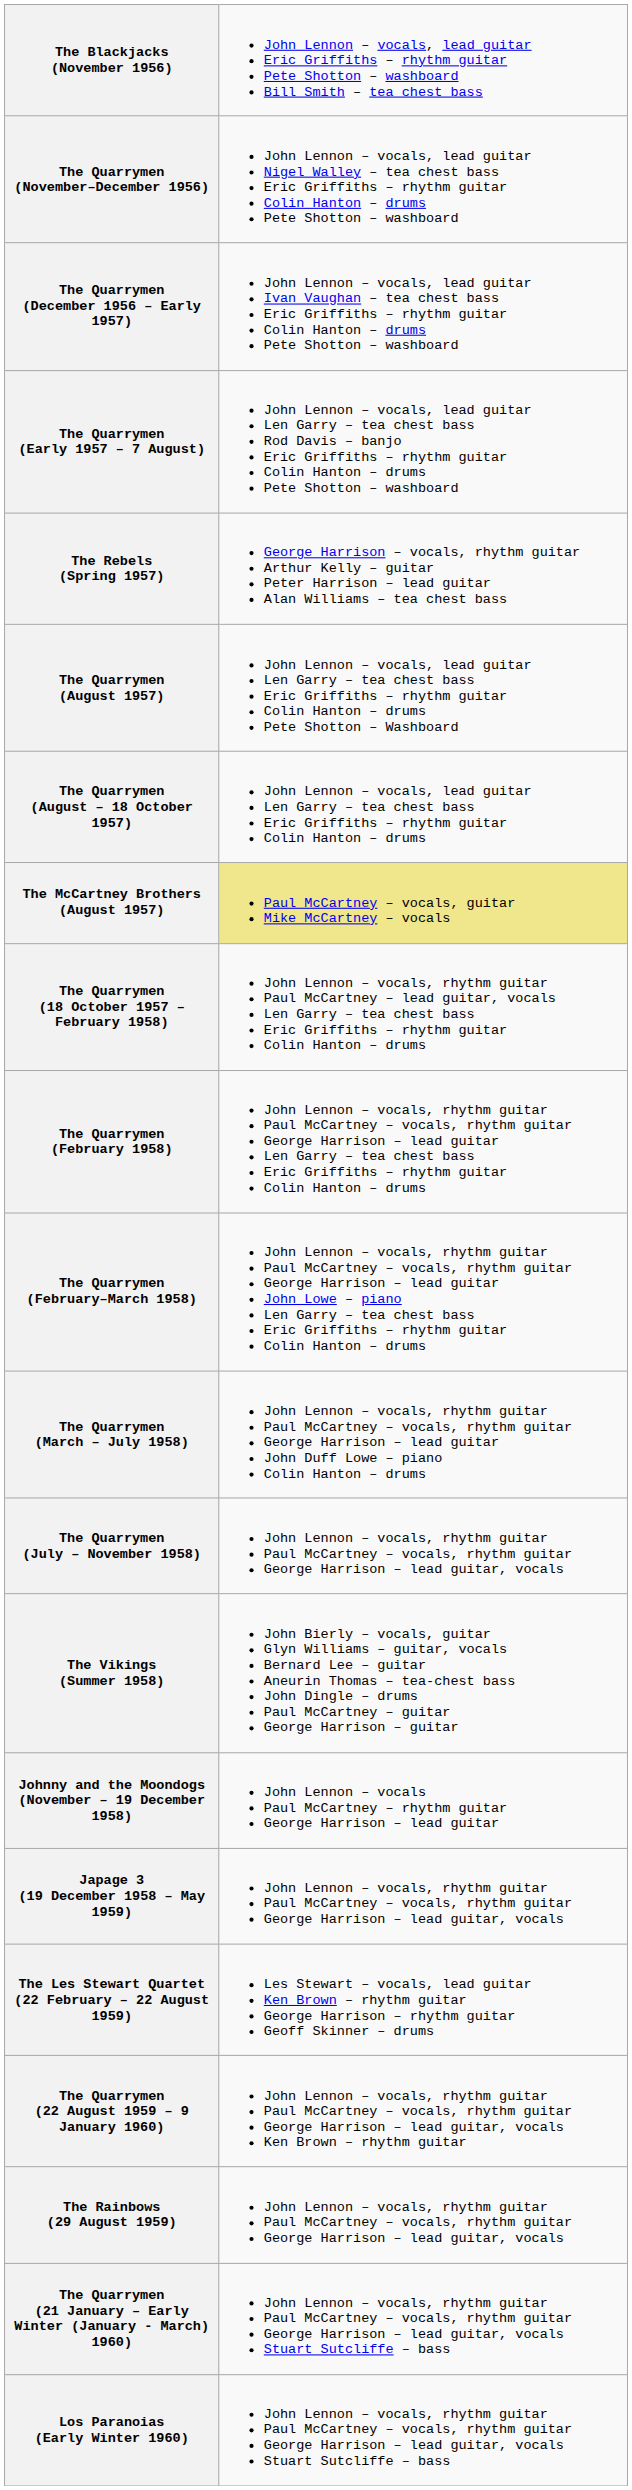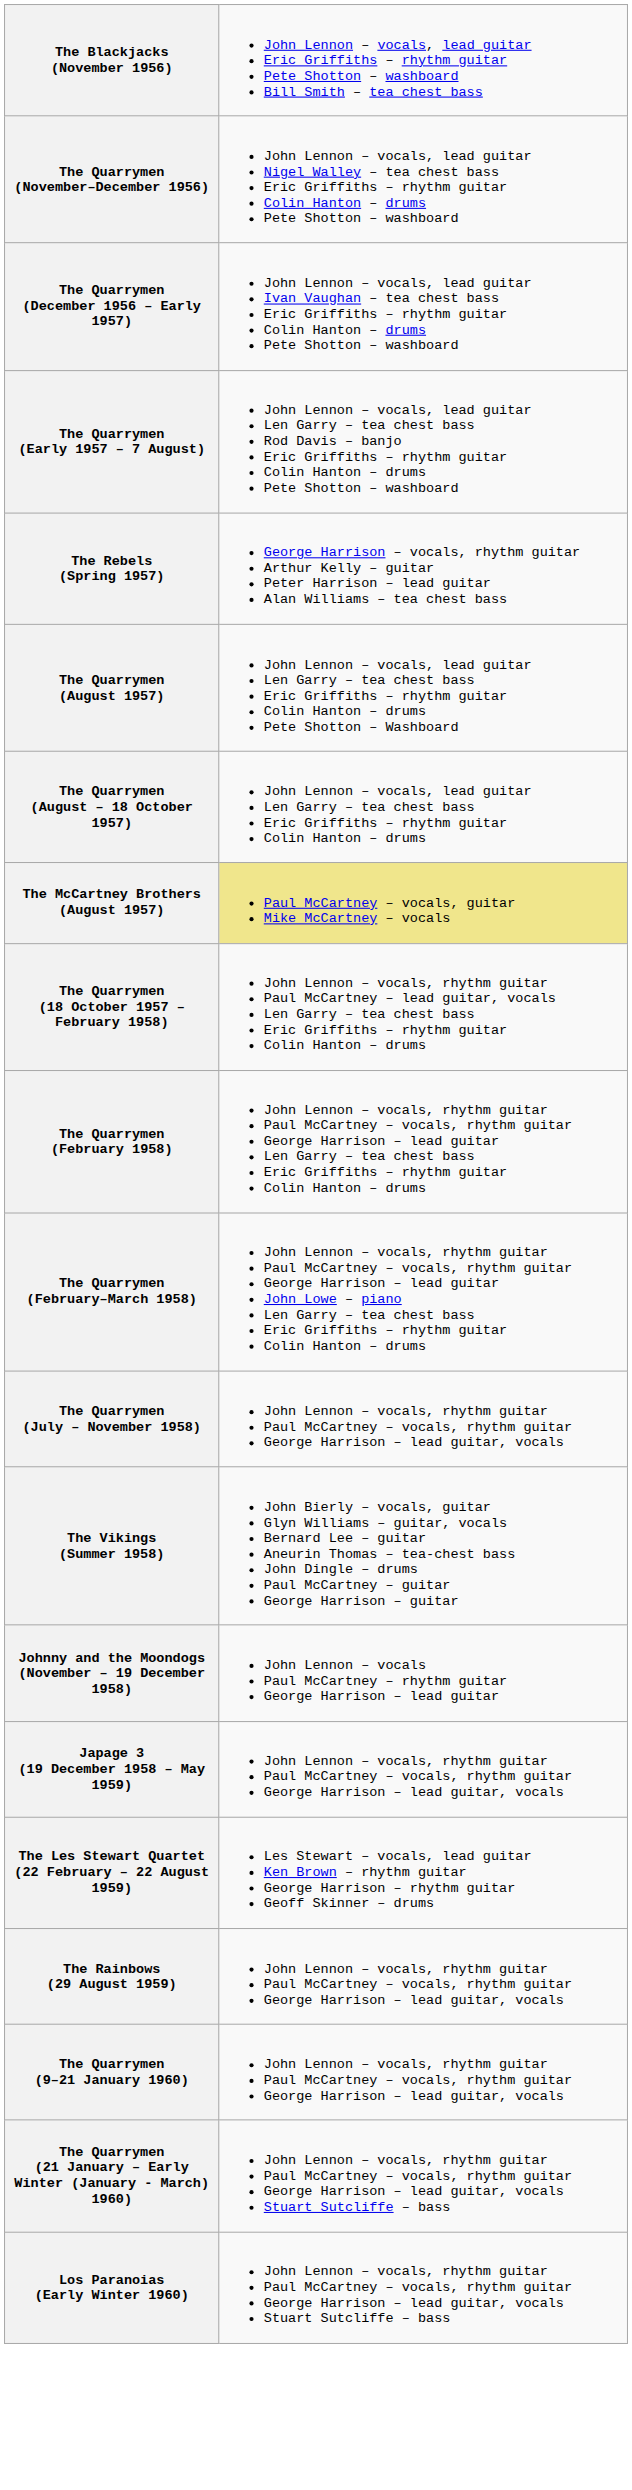- row: (112, 1435)
- row: (112, 2111)
+ row: (112, 2072)
